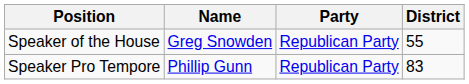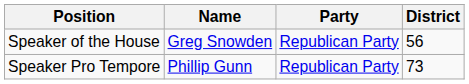(415, 41) 55 -> (415, 41) 56
(415, 66) 83 -> (415, 66) 73
